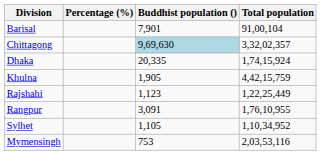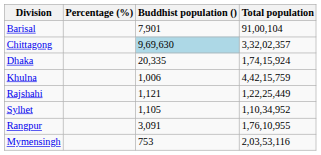(149, 77) 1,905 -> (149, 77) 1,006
(149, 93) 1,123 -> (149, 93) 1,121
rows swapped: (24, 110) <-> (20, 126)
